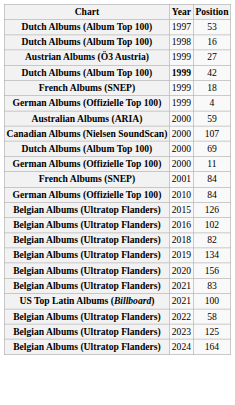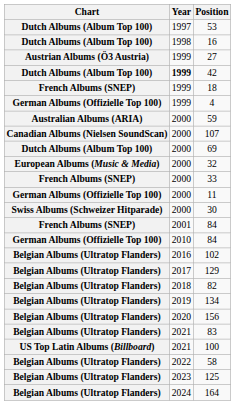+ row: (87, 164)
+ row: (87, 179)
+ row: (87, 210)
- row: (87, 210)
+ row: (87, 270)
